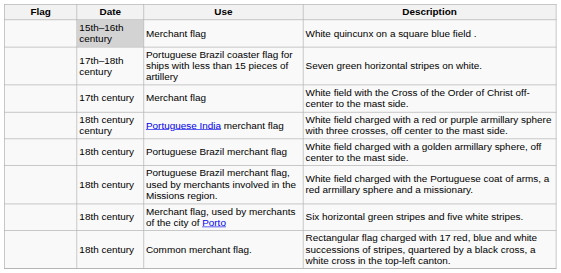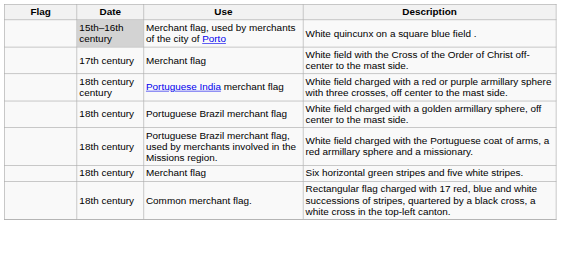(176, 33) Merchant flag -> (221, 33) Merchant flag, used by merchants of the city of Porto
- row: (394, 66)
(221, 217) Merchant flag, used by merchants of the city of Porto -> (176, 173) Merchant flag
